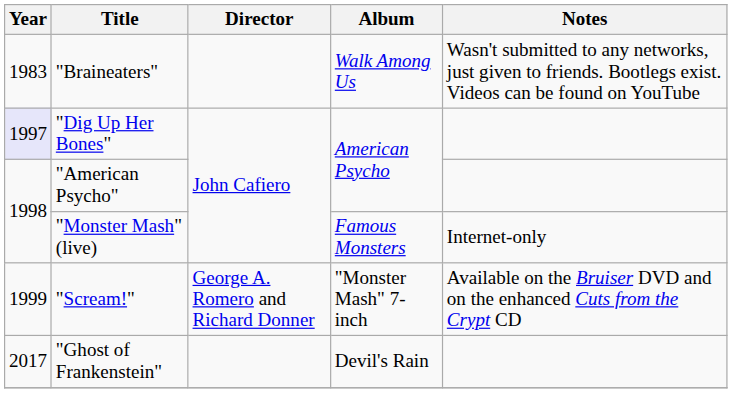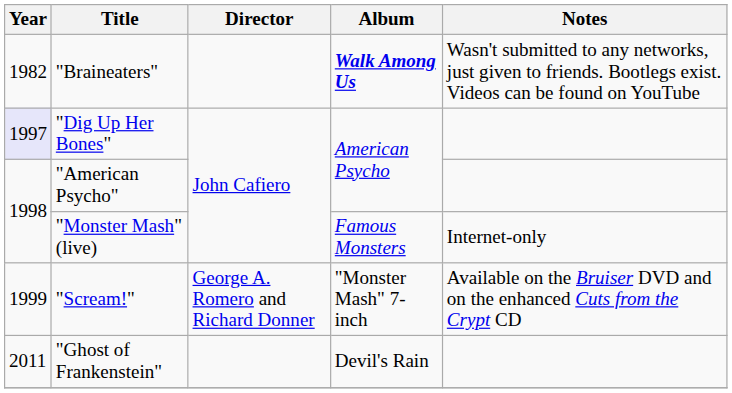(28, 71) 1983 -> (28, 71) 1982
(383, 71) normal -> (385, 71) bold
(28, 361) 2017 -> (28, 361) 2011
